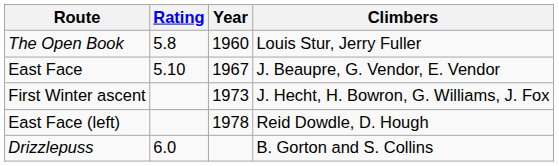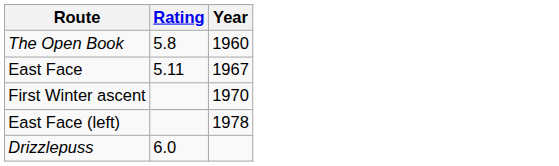- column: (403, 17)
(169, 69) 5.10 -> (169, 69) 5.11
(230, 95) 1973 -> (230, 95) 1970
